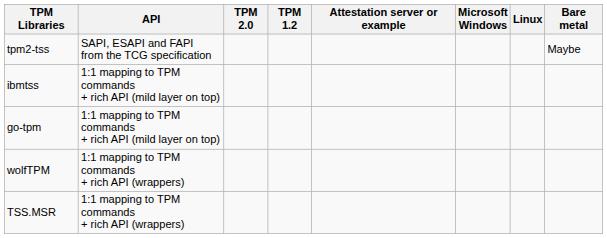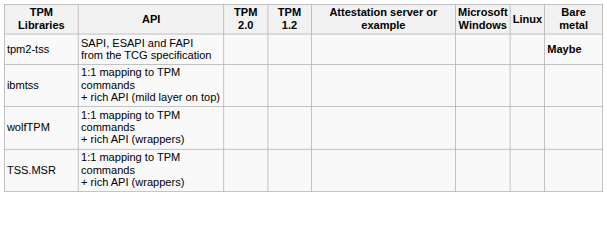(564, 49) normal -> (564, 49) bold
- row: (24, 127)
